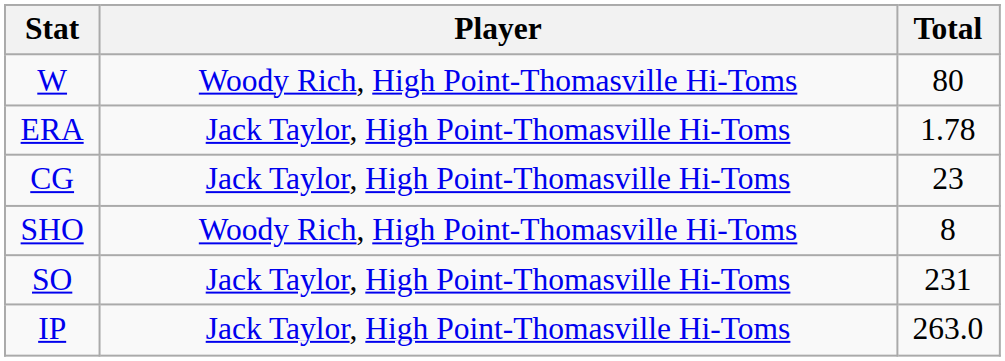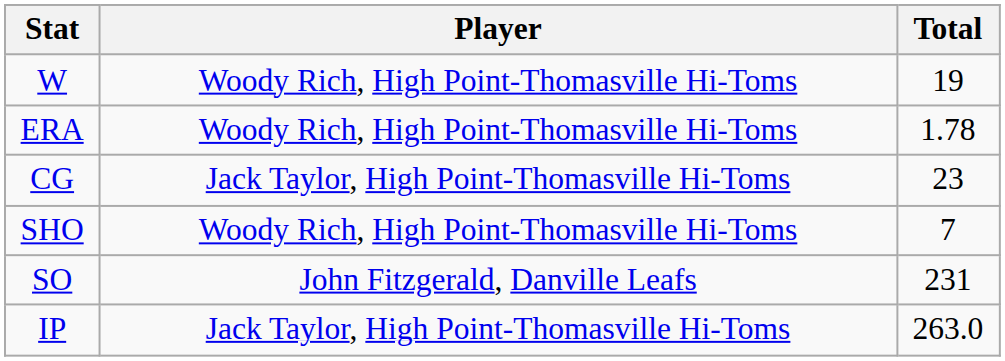(948, 79) 80 -> (948, 79) 19
(498, 129) Jack Taylor, High Point-Thomasville Hi-Toms -> (498, 129) Woody Rich, High Point-Thomasville Hi-Toms
(948, 229) 8 -> (948, 229) 7
(498, 279) Jack Taylor, High Point-Thomasville Hi-Toms -> (498, 279) John Fitzgerald, Danville Leafs
